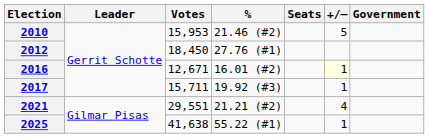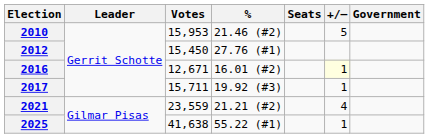(188, 51) 18,450 -> (188, 51) 15,450
(188, 106) 29,551 -> (188, 106) 23,559
